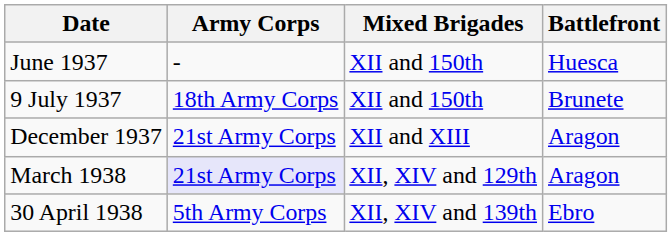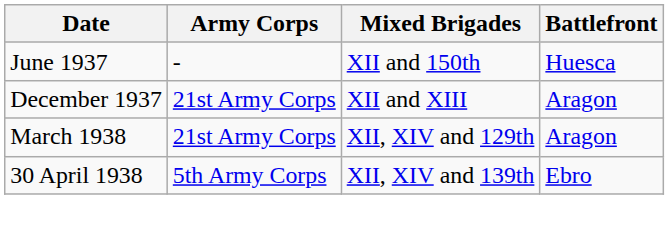- row: (66, 99)
(254, 174) lavender background -> (254, 136) no background
